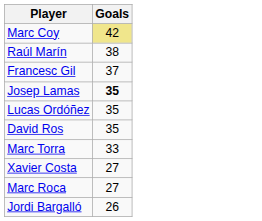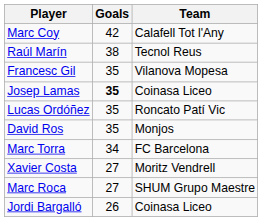+ column: (195, 14)
(112, 33) khaki background -> (112, 33) no background
(112, 71) 37 -> (112, 71) 35
(112, 149) 33 -> (112, 149) 34
